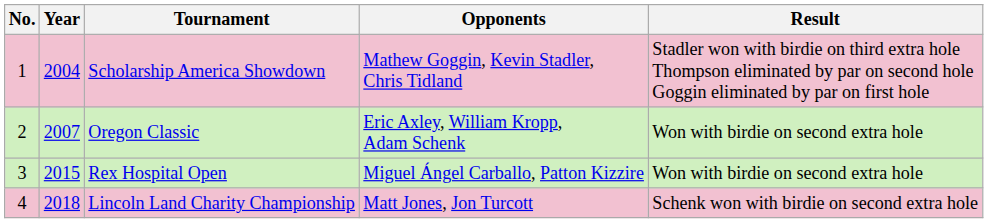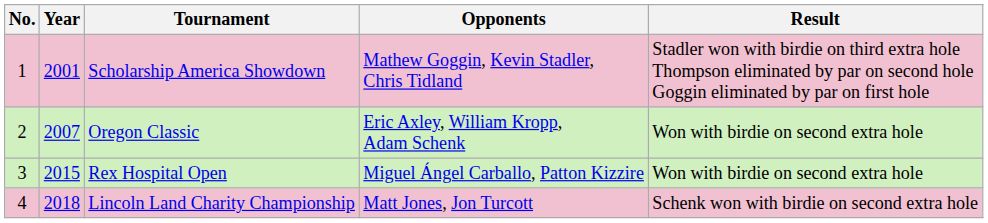(62, 70) 2004 -> (62, 70) 2001
